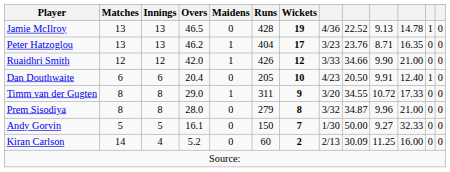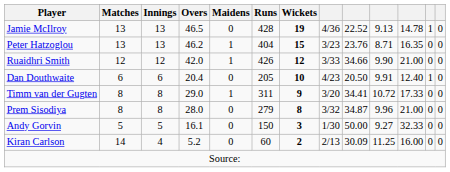(299, 45) 17 -> (299, 45) 15
(356, 93) 34.55 -> (356, 93) 34.41
(299, 126) 7 -> (299, 126) 3
